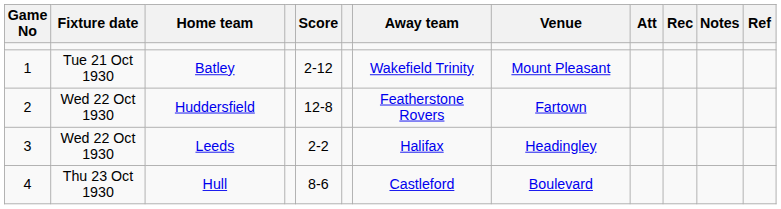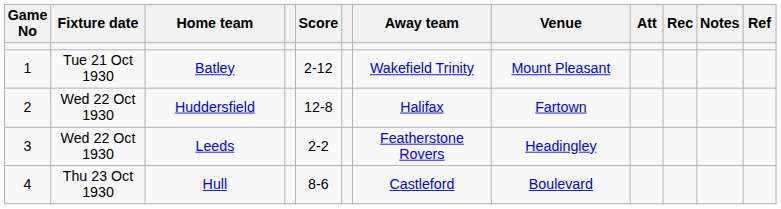(422, 107) Featherstone Rovers -> (422, 107) Halifax
(422, 146) Halifax -> (422, 146) Featherstone Rovers
